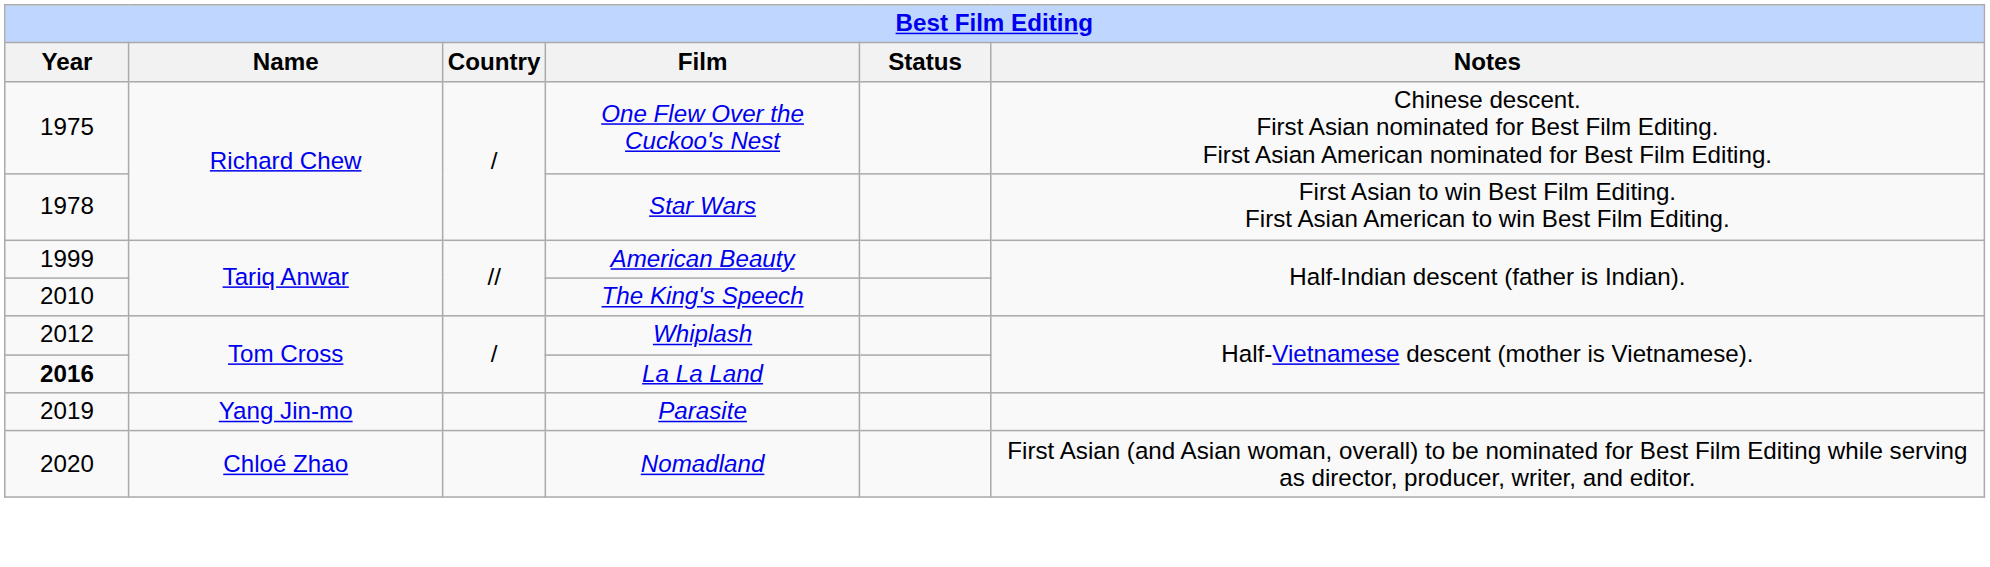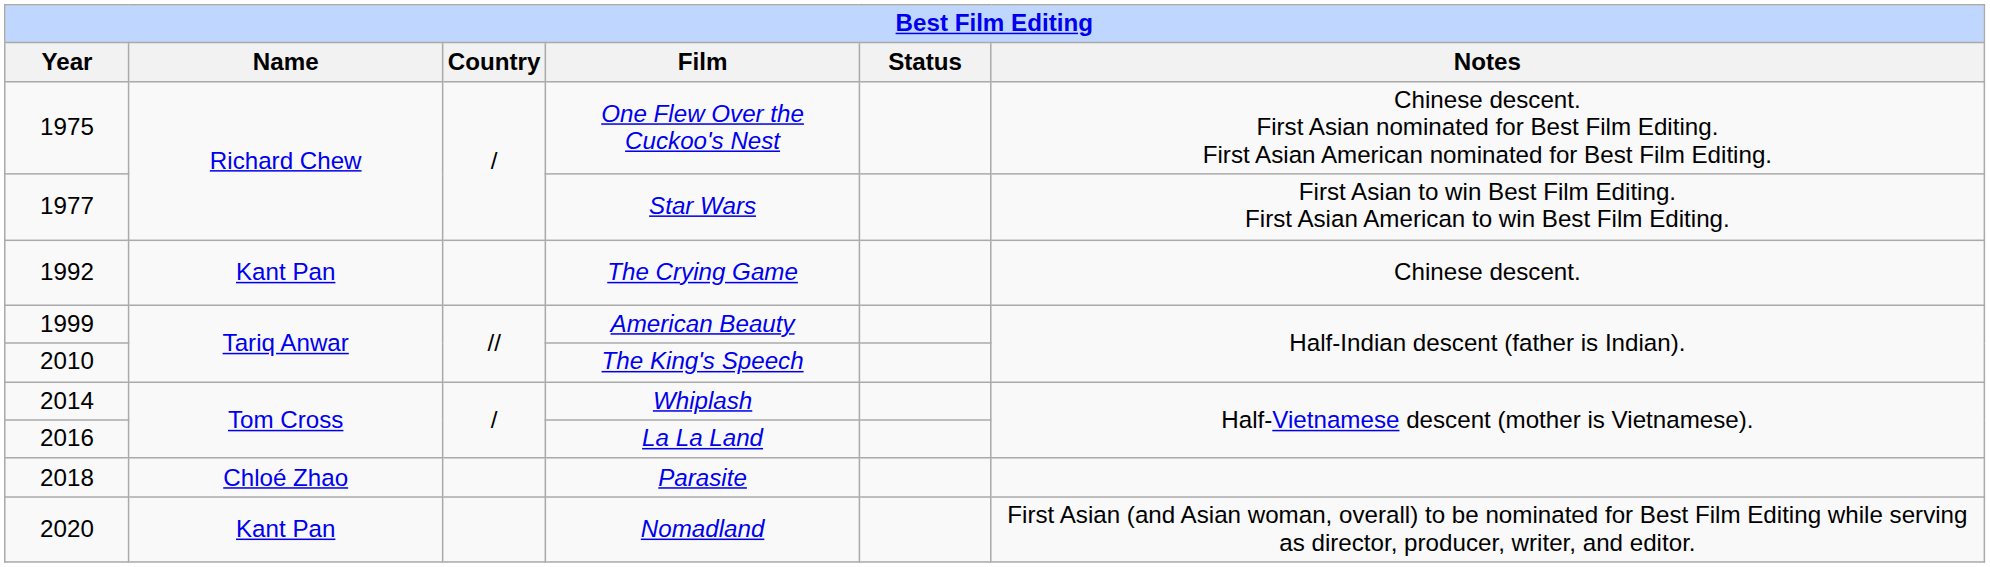(67, 206) 1978 -> (67, 206) 1977
+ row: (703, 272)
(67, 335) 2012 -> (67, 400) 2014
(67, 373) bold -> (67, 438) normal
(67, 411) 2019 -> (67, 477) 2018
(286, 411) Yang Jin-mo -> (286, 477) Chloé Zhao
(286, 463) Chloé Zhao -> (286, 529) Kant Pan
